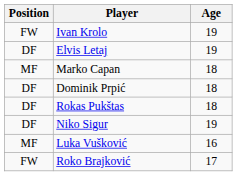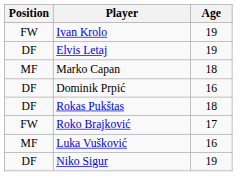(211, 87) 18 -> (211, 87) 16
rows swapped: (93, 161) <-> (82, 124)
